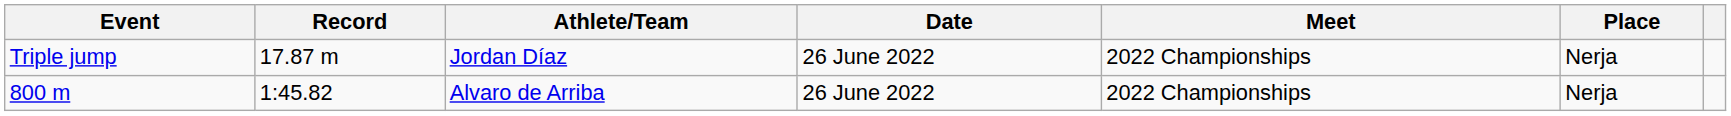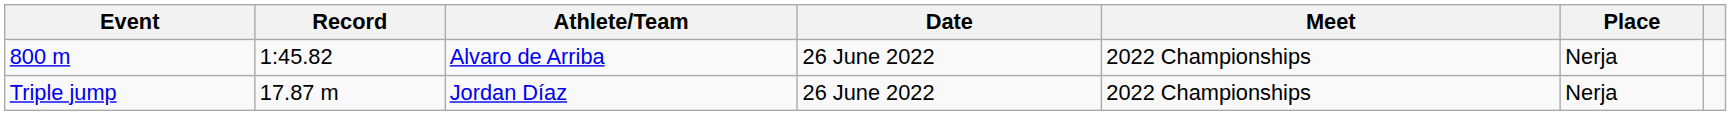rows swapped: (40, 91) <-> (63, 56)
